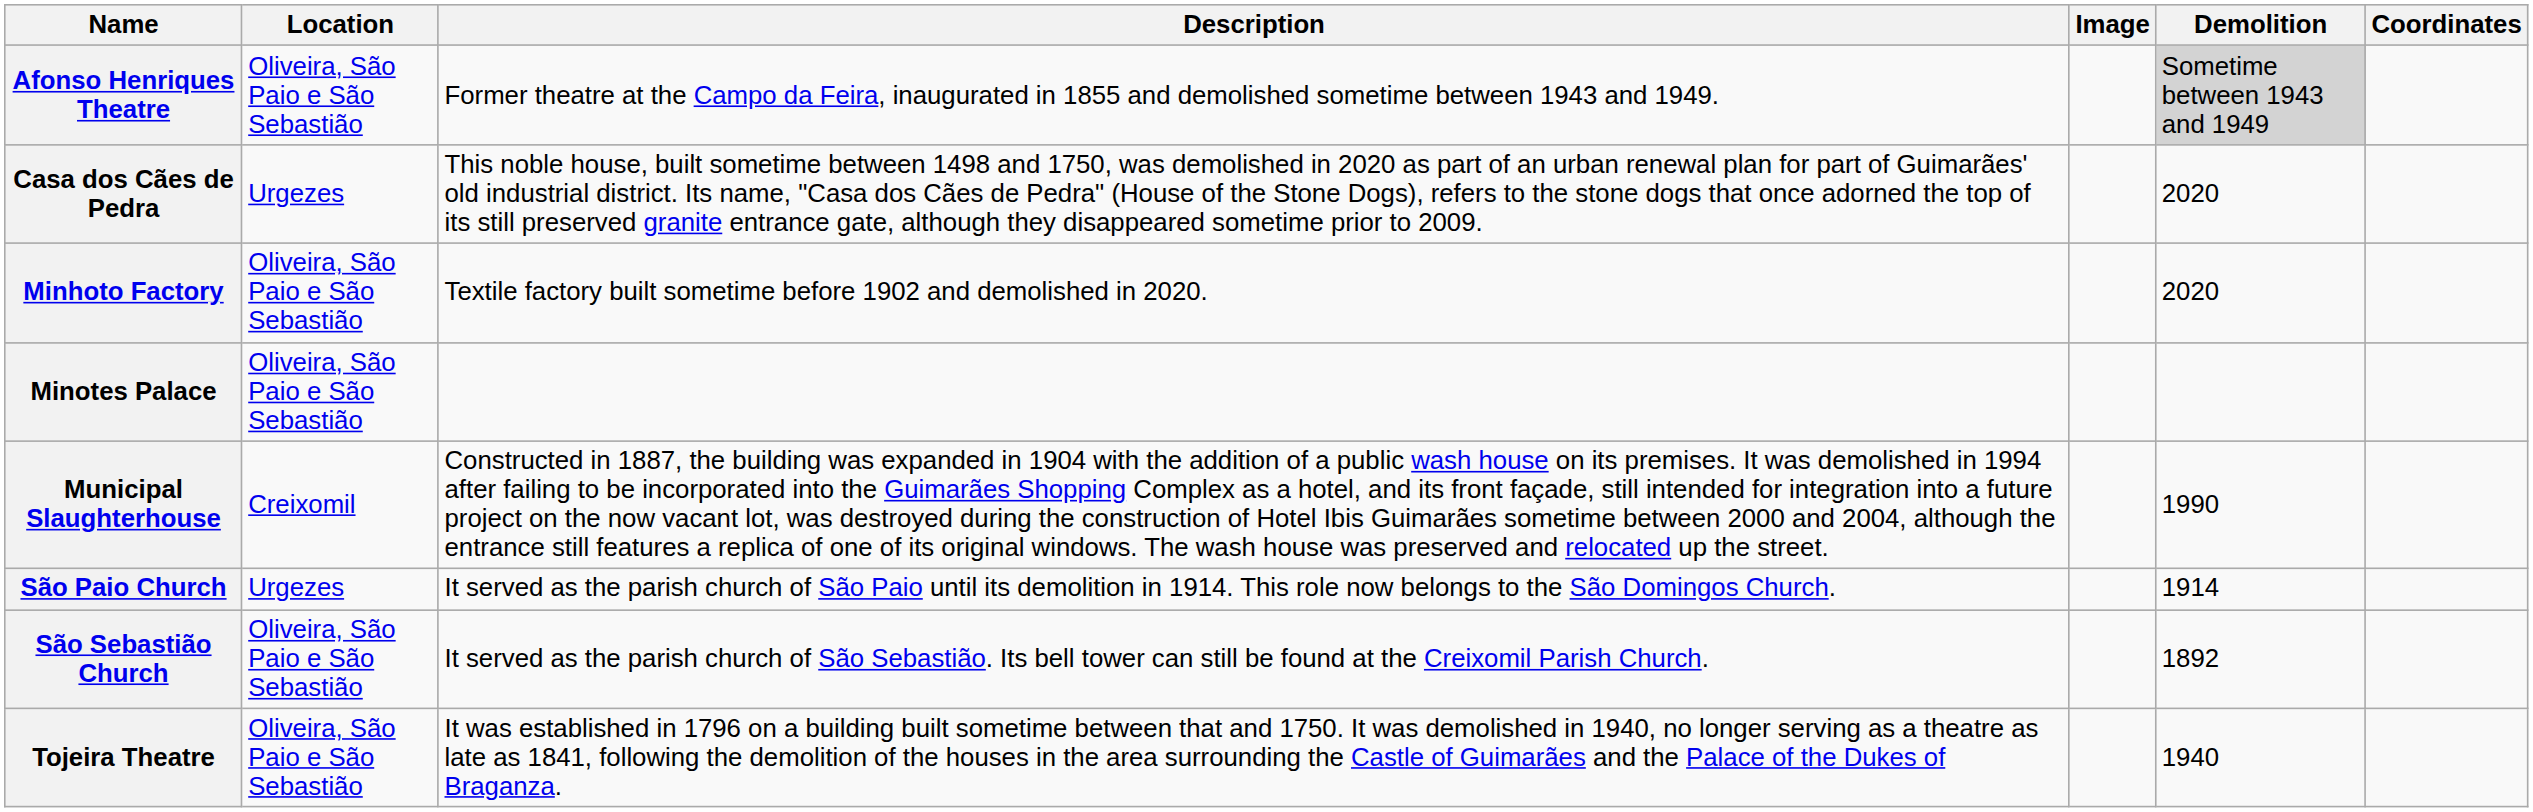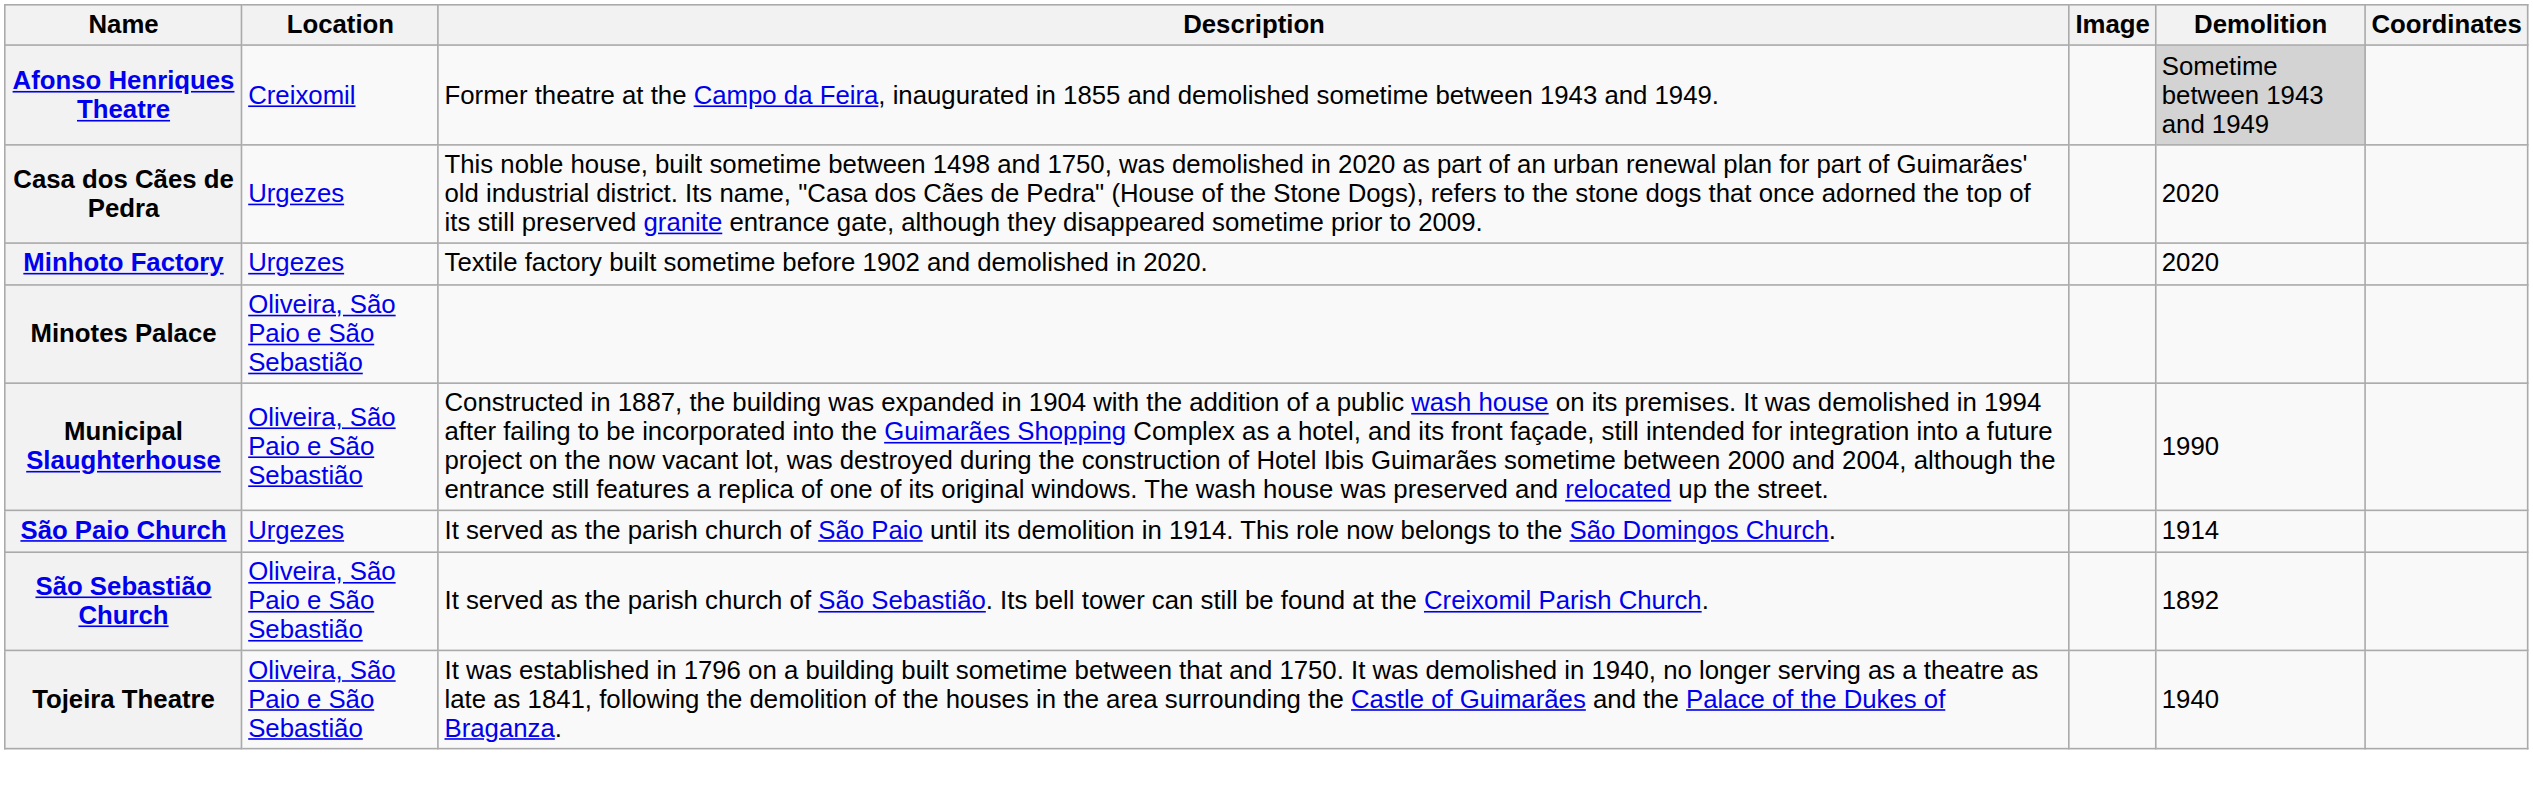(322, 94) Oliveira, São Paio e São Sebastião -> (302, 94) Creixomil
(322, 292) Oliveira, São Paio e São Sebastião -> (296, 263) Urgezes
(302, 504) Creixomil -> (322, 446) Oliveira, São Paio e São Sebastião
